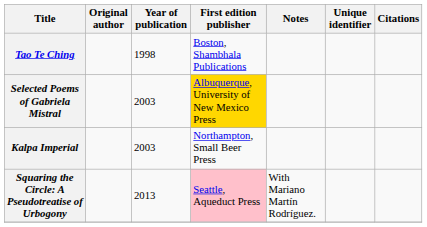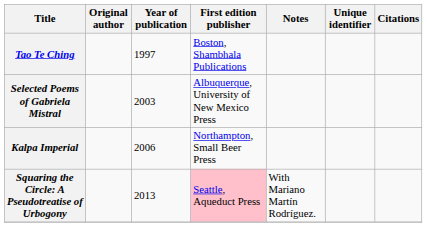(145, 54) 1998 -> (145, 54) 1997
(223, 101) gold background -> (223, 101) no background
(145, 148) 2003 -> (145, 148) 2006
